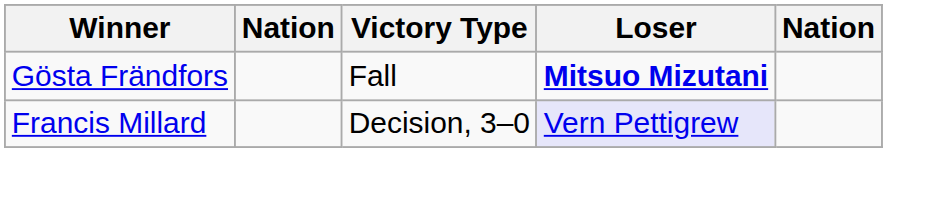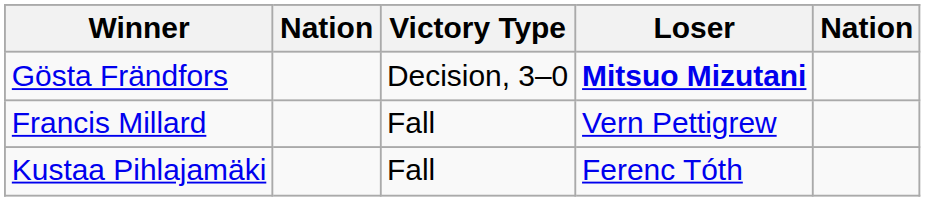(373, 75) Fall -> (478, 75) Decision, 3–0
(439, 123) Decision, 3–0 -> (411, 123) Fall
(641, 123) lavender background -> (679, 123) no background
+ row: (139, 170)
